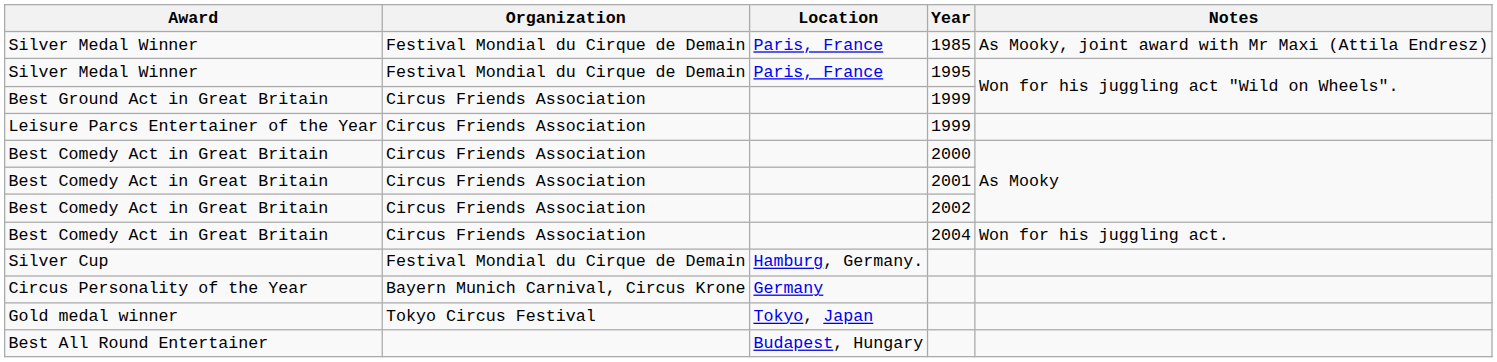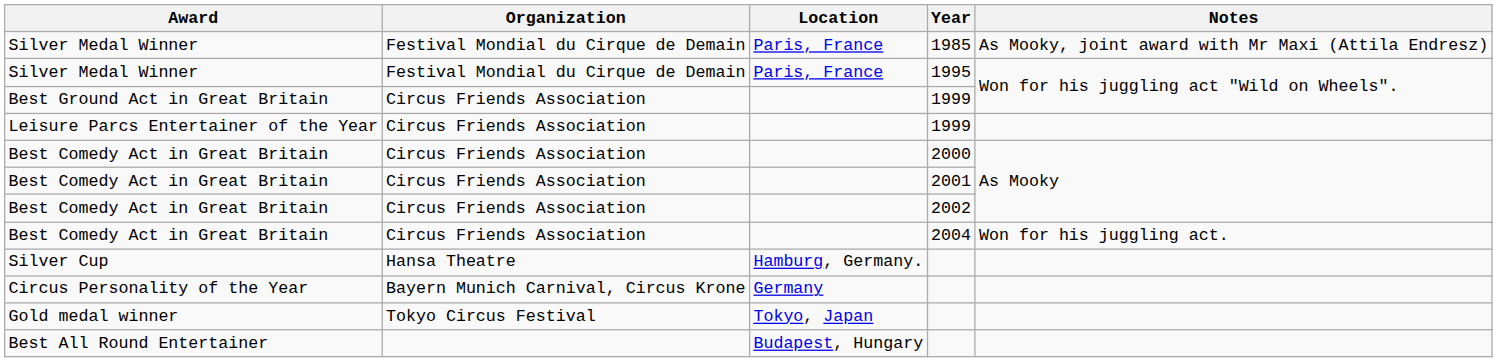(566, 262) Festival Mondial du Cirque de Demain -> (451, 262) Hansa Theatre
